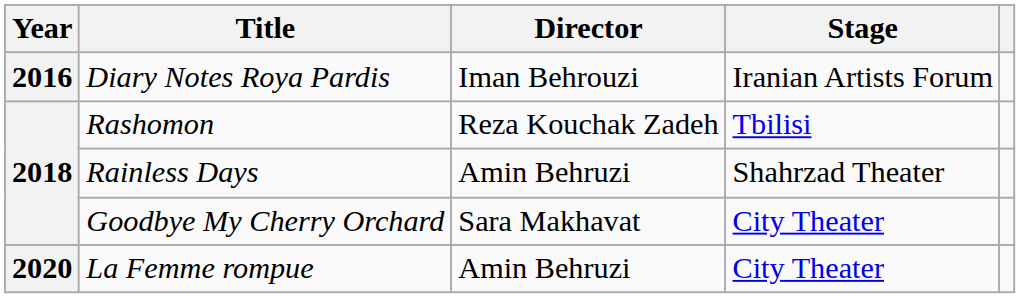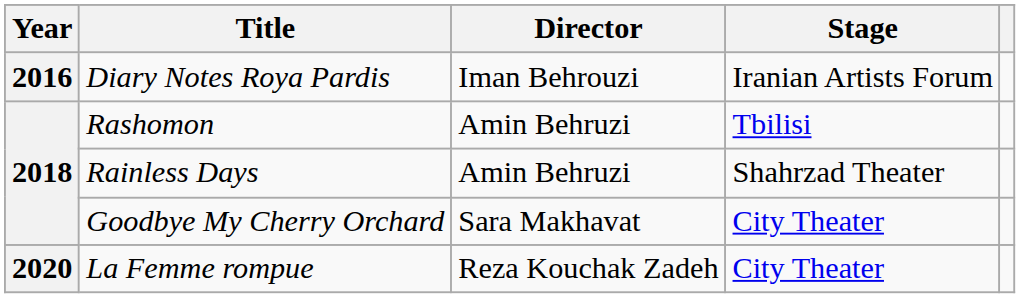(588, 124) Reza Kouchak Zadeh -> (544, 124) Amin Behruzi
(544, 268) Amin Behruzi -> (588, 268) Reza Kouchak Zadeh
